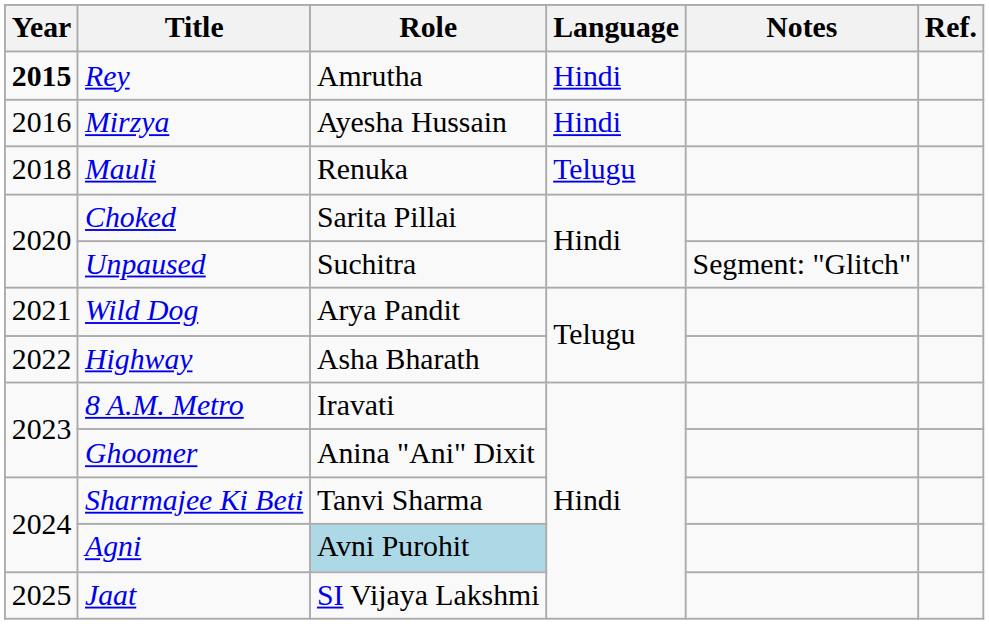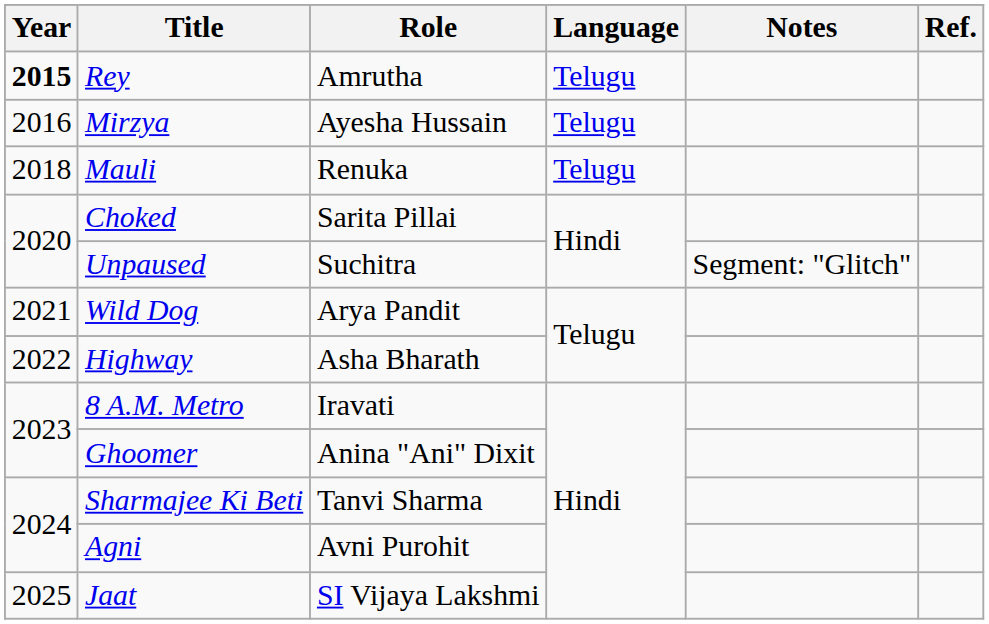(587, 75) Hindi -> (594, 75) Telugu
(587, 122) Hindi -> (594, 122) Telugu
(393, 547) lightblue background -> (393, 547) no background
